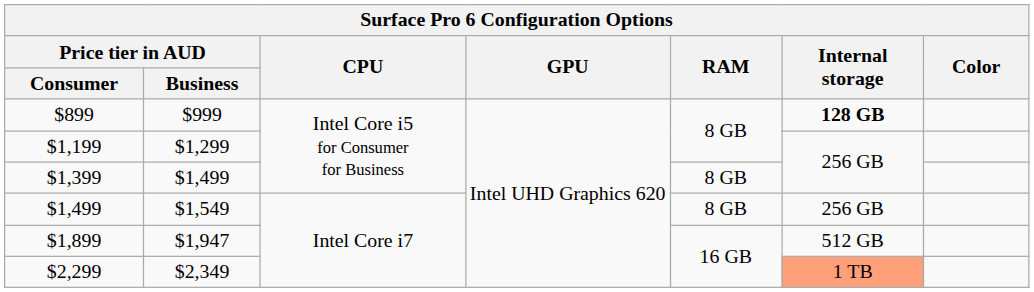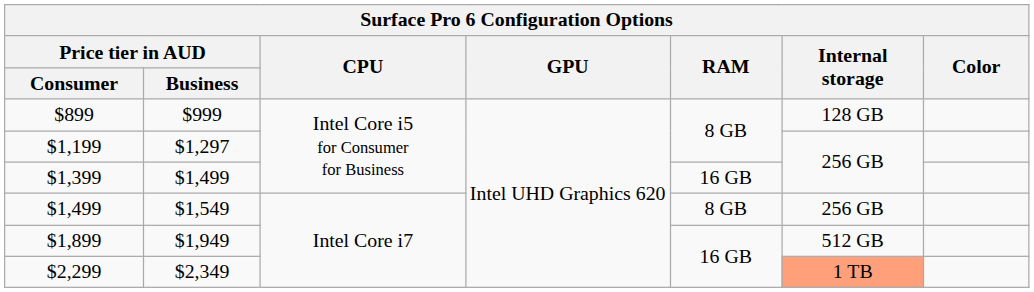(853, 114) bold -> (853, 114) normal
(202, 146) $1,299 -> (202, 146) $1,297
(726, 177) 8 GB -> (726, 177) 16 GB
(202, 240) $1,947 -> (202, 240) $1,949
